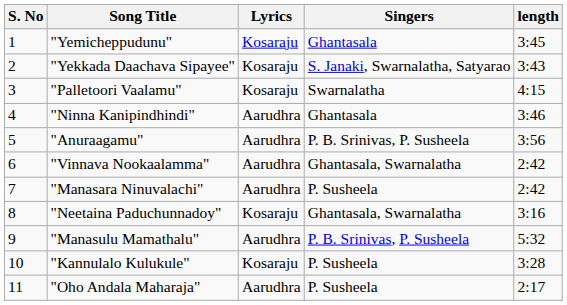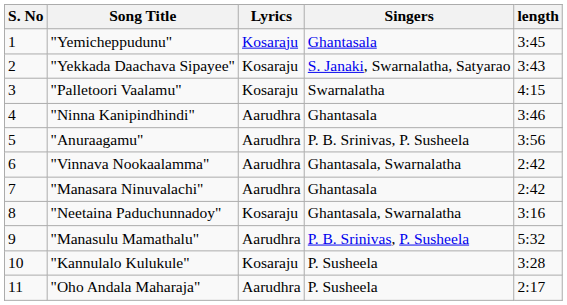(343, 189) P. Susheela -> (342, 189) Ghantasala
